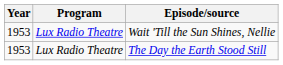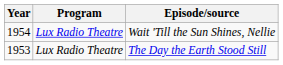(19, 32) 1953 -> (19, 32) 1954
